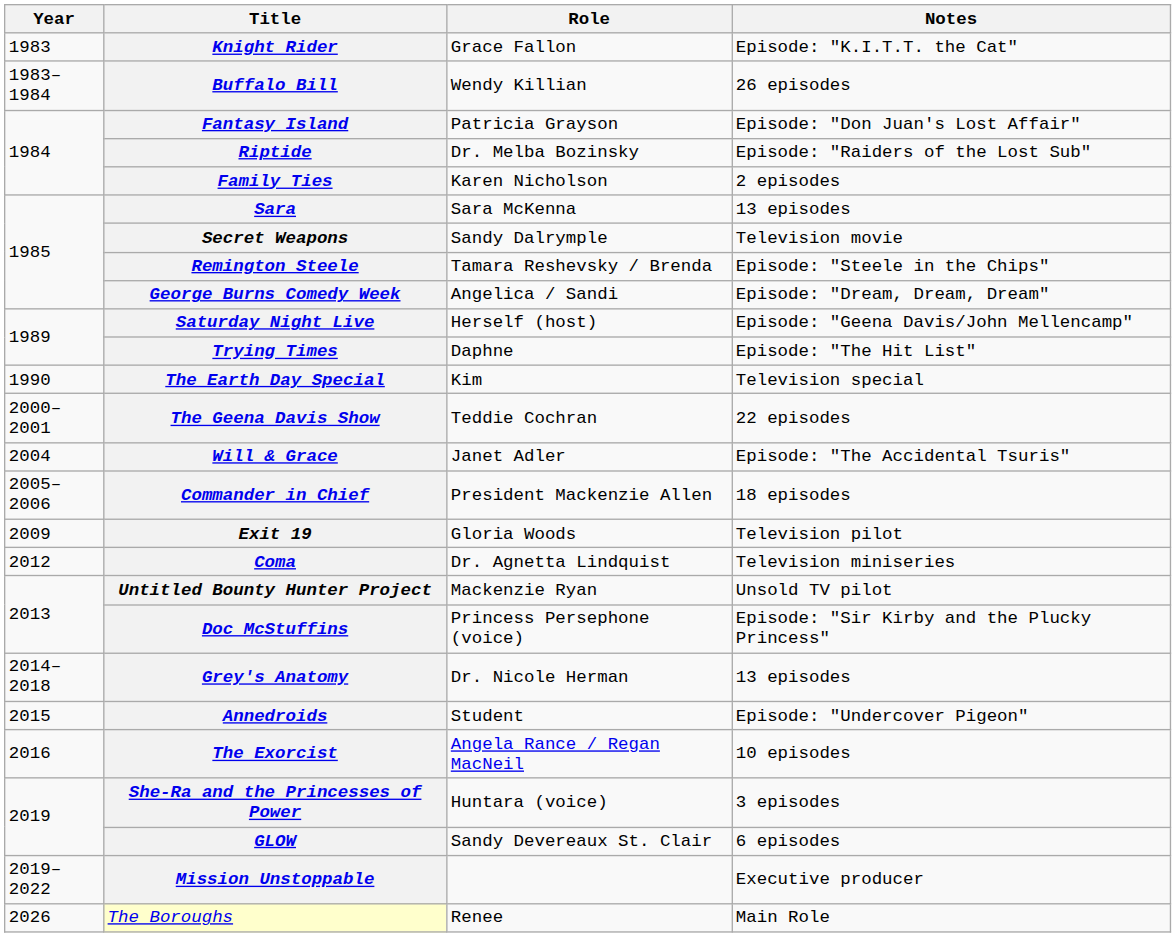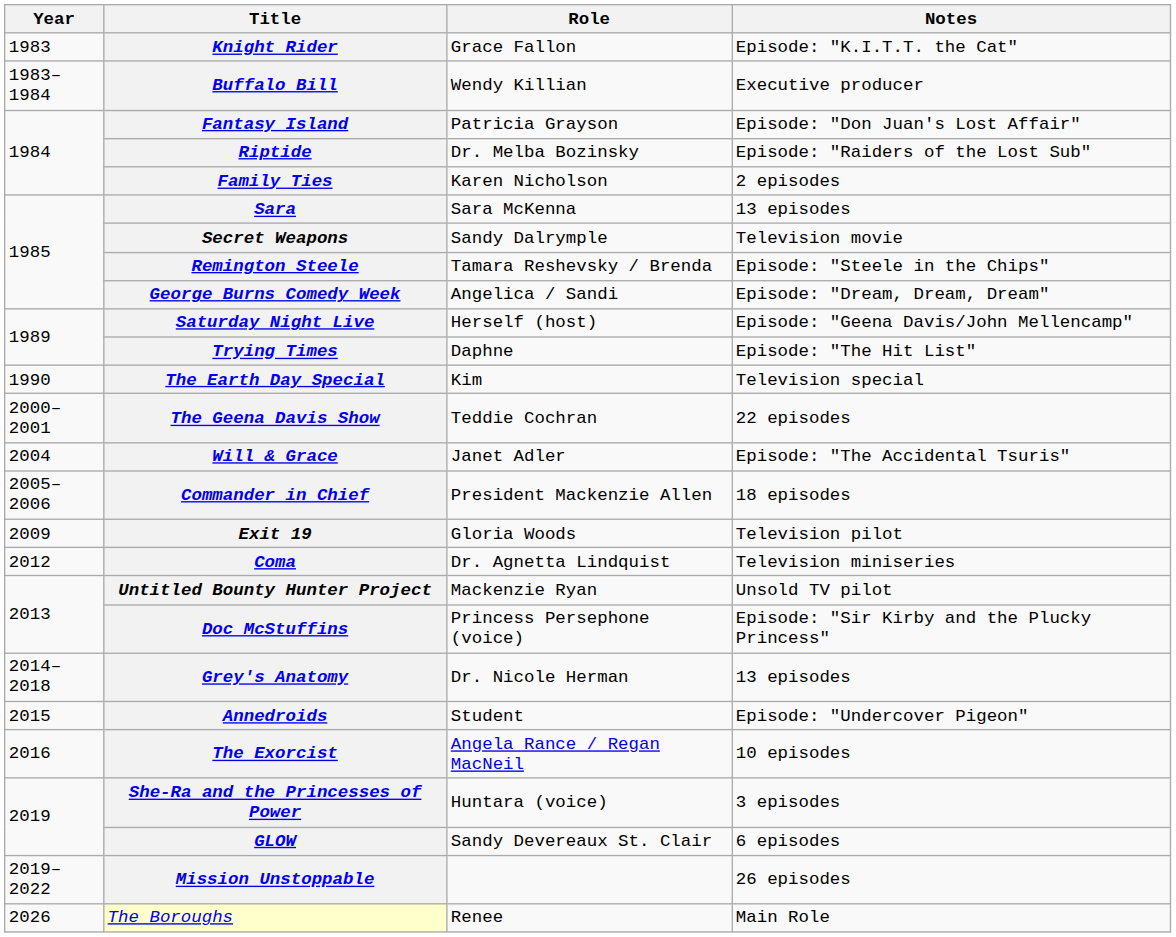(793, 86) 26 episodes -> (830, 86) Executive producer
(830, 879) Executive producer -> (793, 879) 26 episodes
